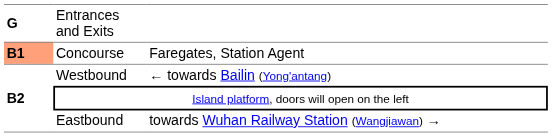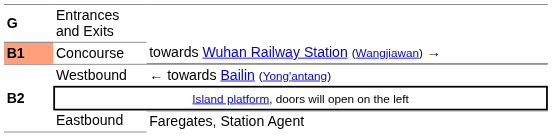(227, 53) Faregates, Station Agent -> (295, 52) towards Wuhan Railway Station (Wangjiawan) →
(295, 121) towards Wuhan Railway Station (Wangjiawan) → -> (227, 121) Faregates, Station Agent
